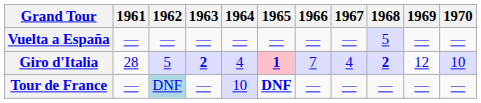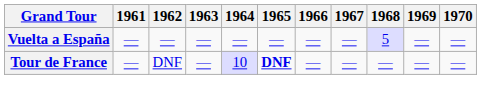- row: (59, 62)
(167, 86) lightblue background -> (167, 62) no background
